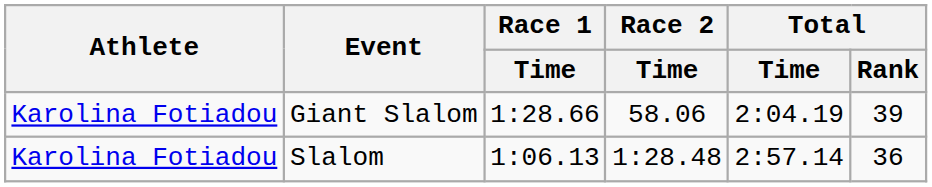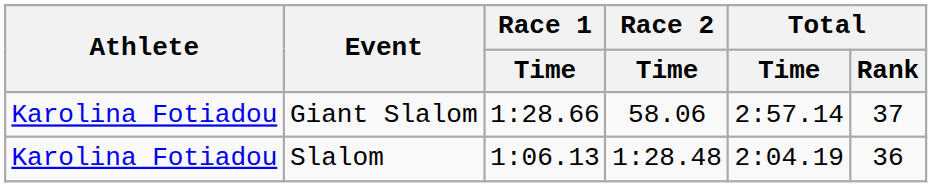(789, 114) 2:04.19 -> (789, 114) 2:57.14
(888, 114) 39 -> (888, 114) 37
(789, 158) 2:57.14 -> (789, 158) 2:04.19
